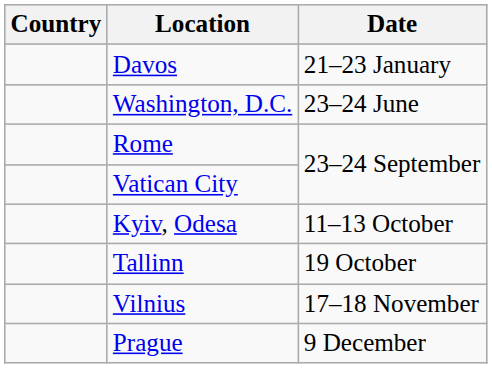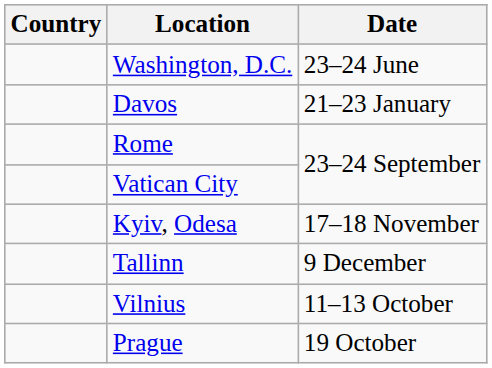rows swapped: (145, 64) <-> (203, 104)
(378, 223) 11–13 October -> (391, 223) 17–18 November
(360, 263) 19 October -> (365, 263) 9 December
(391, 303) 17–18 November -> (378, 303) 11–13 October
(365, 343) 9 December -> (360, 343) 19 October
